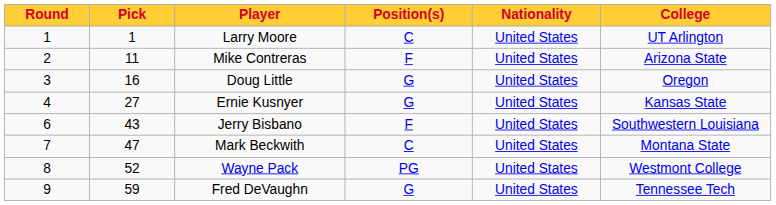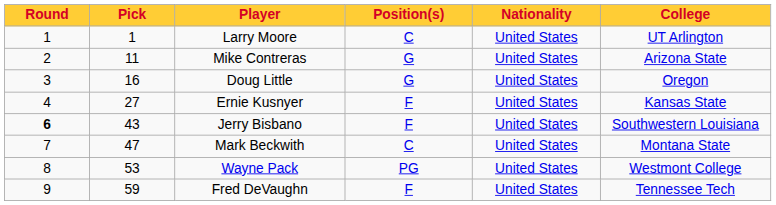(409, 59) F -> (409, 59) G
(409, 102) G -> (409, 102) F
(47, 124) normal -> (47, 124) bold
(132, 168) 52 -> (132, 168) 53
(409, 189) G -> (409, 189) F
